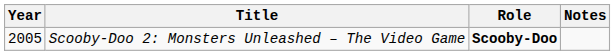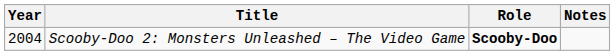(25, 39) 2005 -> (25, 39) 2004
